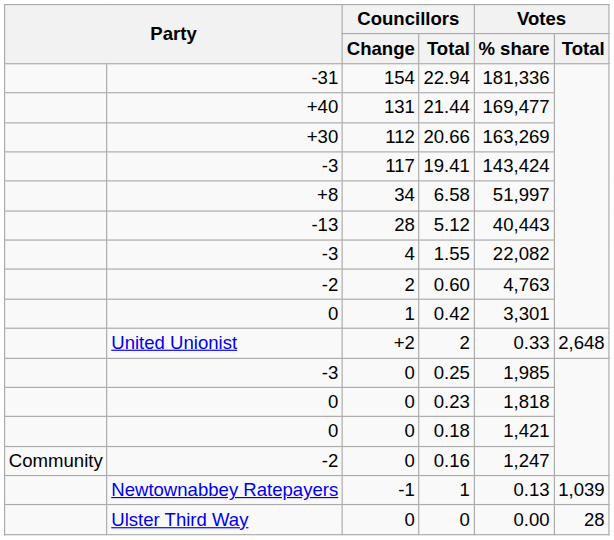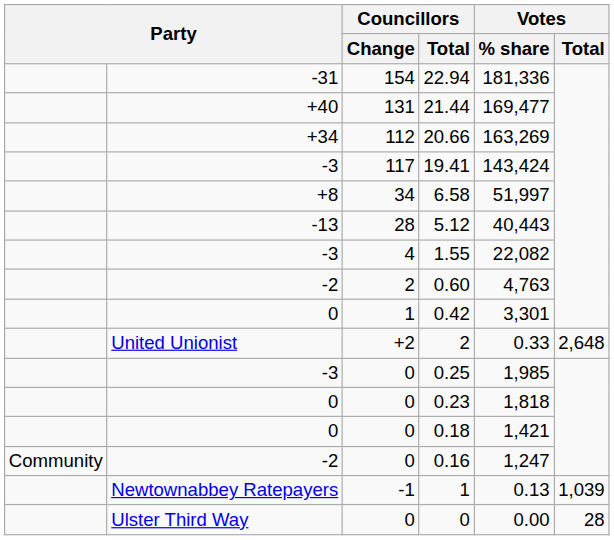(323, 136) +30 -> (323, 136) +34
